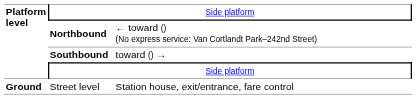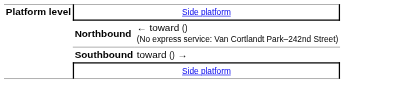- row: (75, 86)
